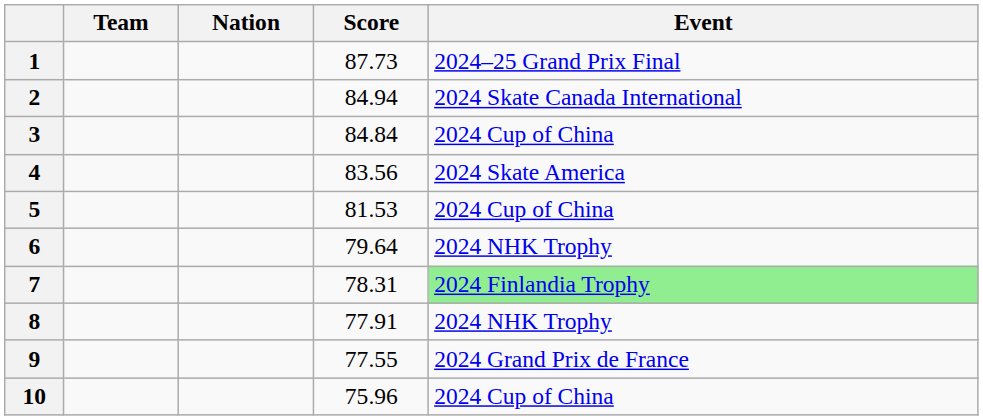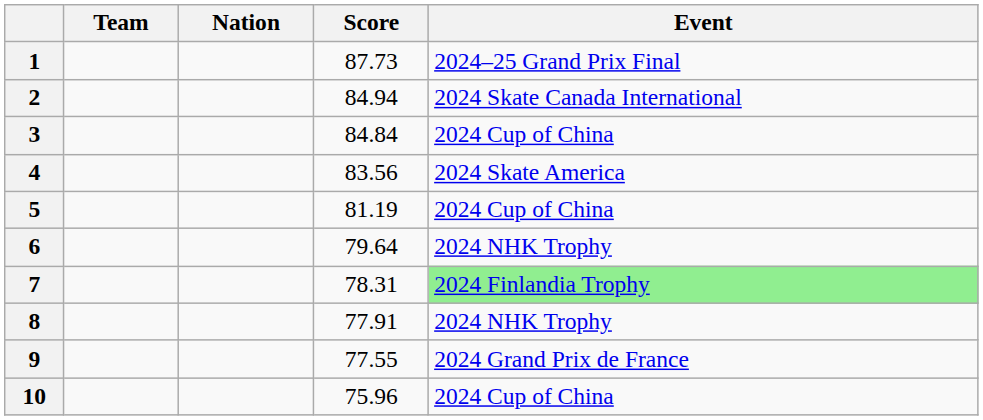(371, 209) 81.53 -> (371, 209) 81.19
